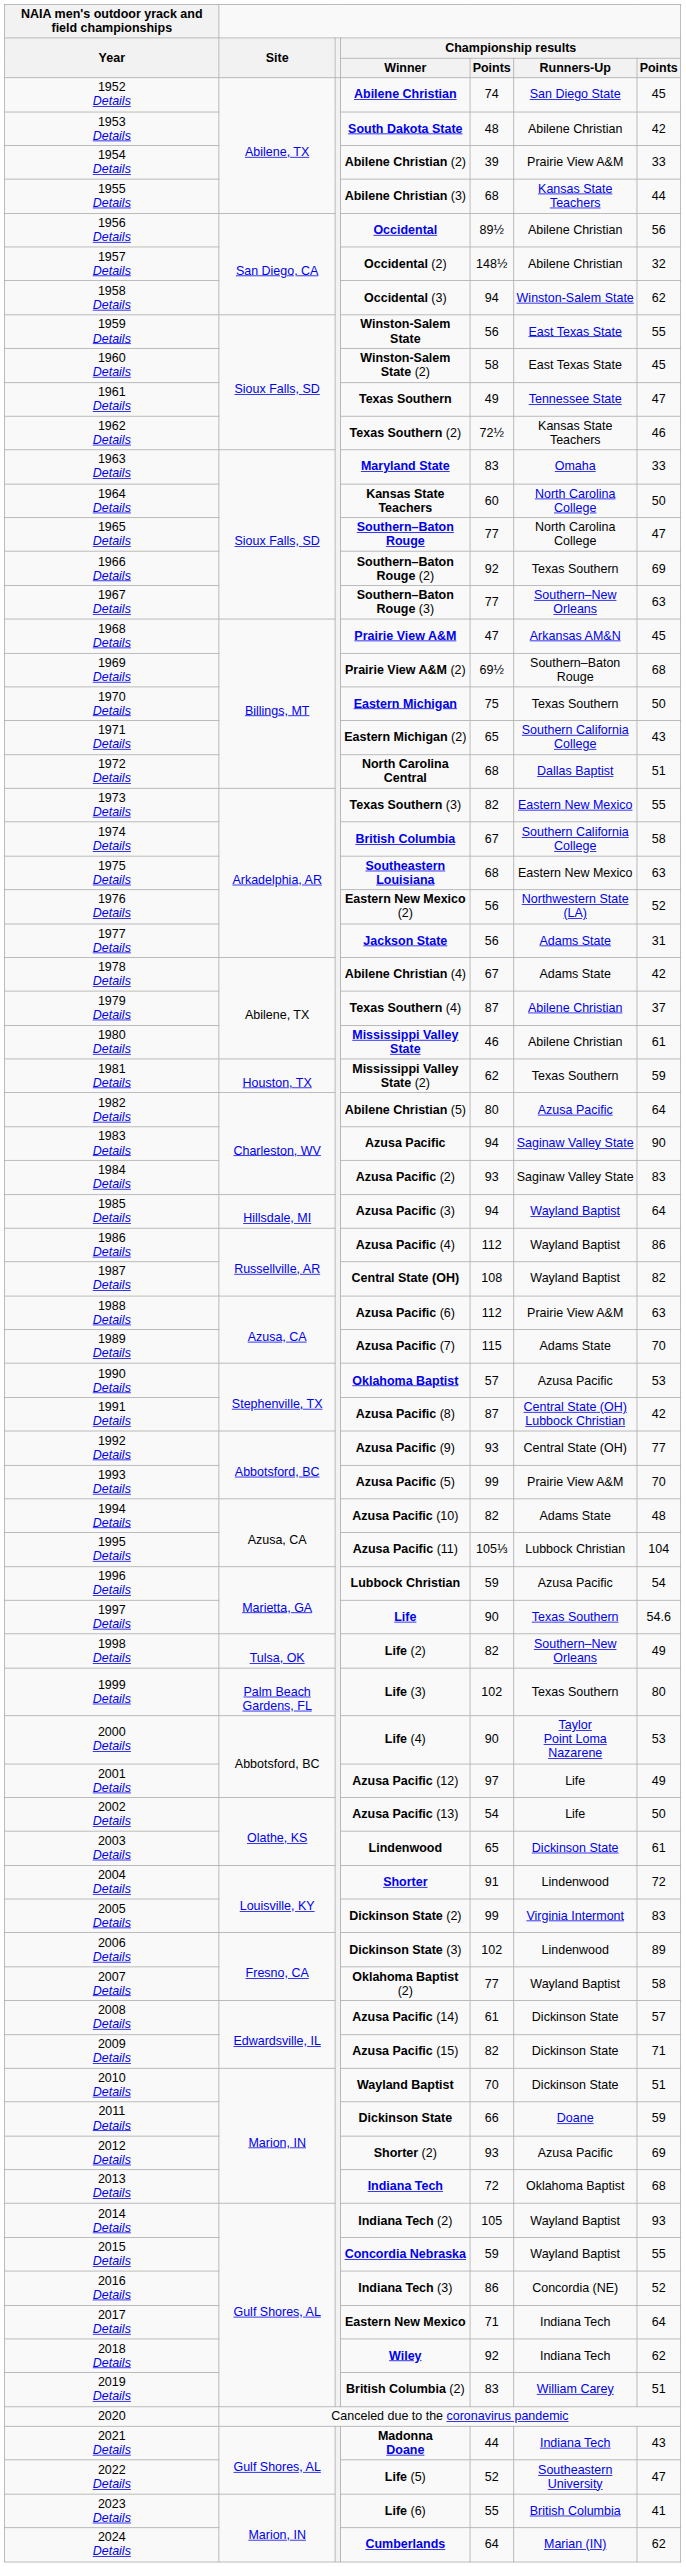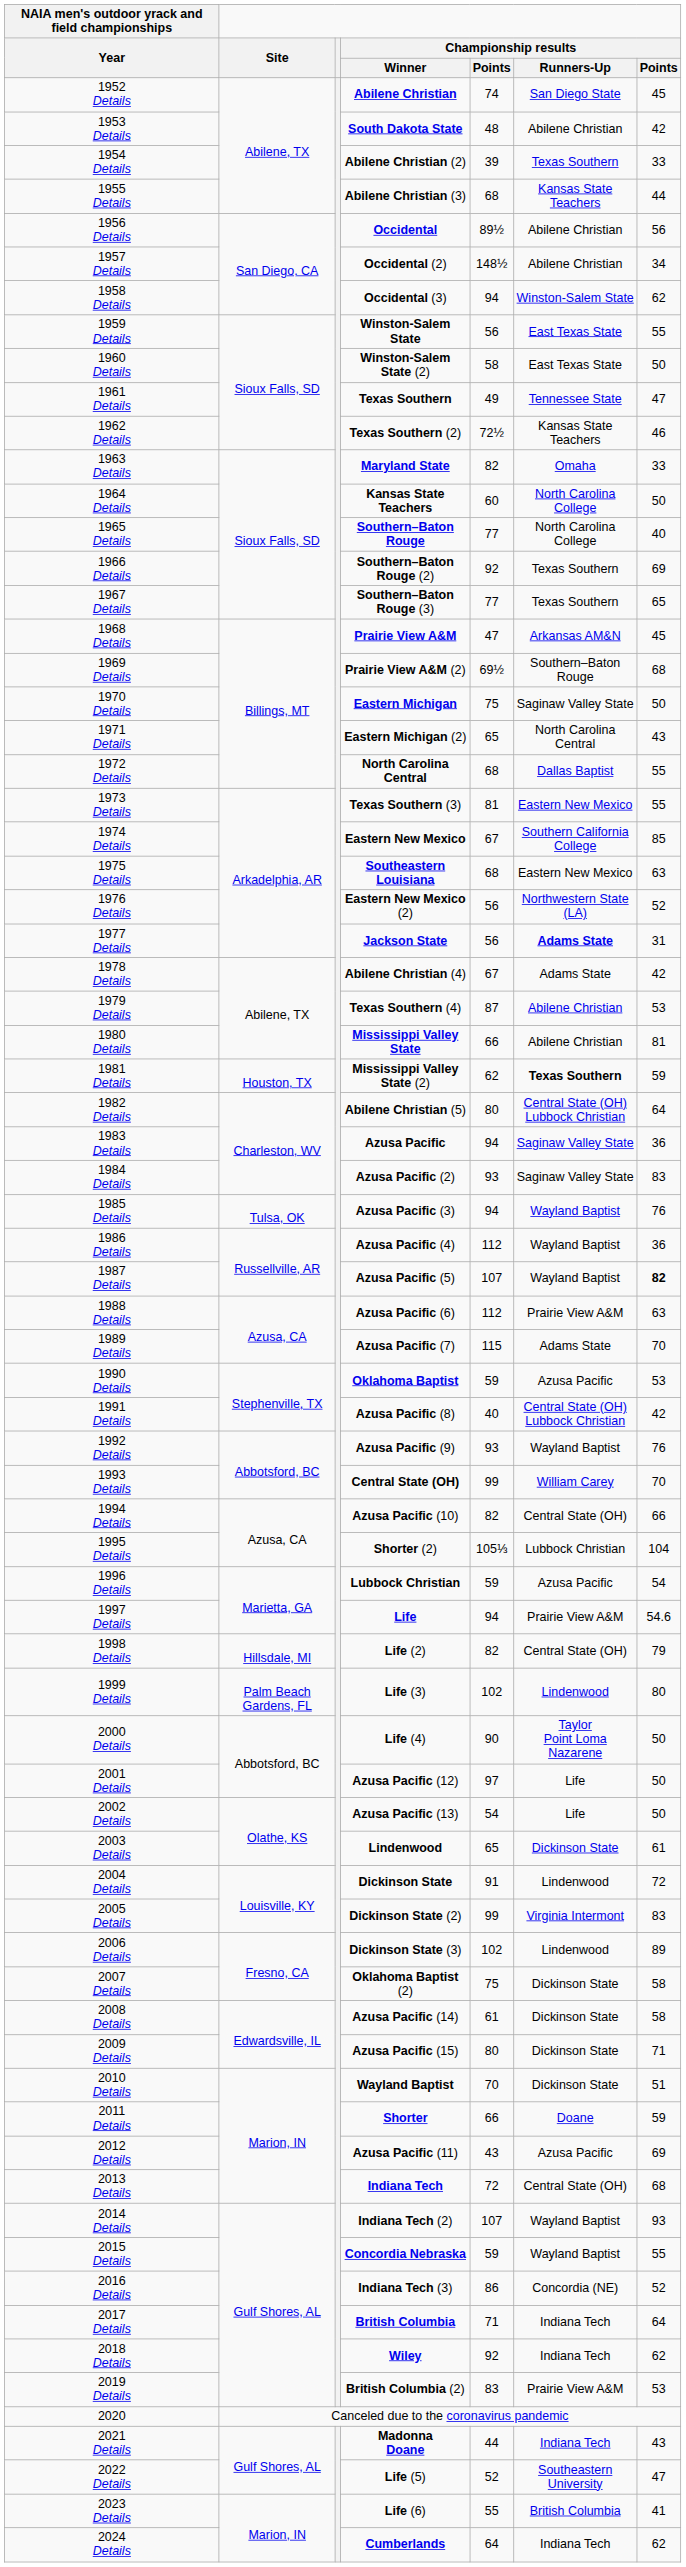(575, 162) Prairie View A&M -> (575, 162) Texas Southern
(659, 263) 32 -> (659, 263) 34
(659, 365) 45 -> (659, 365) 50
(492, 466) 83 -> (492, 466) 82
(659, 534) 47 -> (659, 534) 40
(575, 602) Southern–New Orleans -> (575, 602) Texas Southern
(659, 602) 63 -> (659, 602) 65
(575, 703) Texas Southern -> (575, 703) Saginaw Valley State
(575, 737) Southern California College -> (575, 737) North Carolina Central
(659, 771) 51 -> (659, 771) 55
(492, 805) 82 -> (492, 805) 81
(405, 839) British Columbia -> (405, 839) Eastern New Mexico
(659, 839) 58 -> (659, 839) 85
(575, 940) normal -> (575, 940) bold
(659, 1008) 37 -> (659, 1008) 53
(492, 1042) 46 -> (492, 1042) 66
(659, 1042) 61 -> (659, 1042) 81
(575, 1075) normal -> (575, 1075) bold
(575, 1109) Azusa Pacific -> (575, 1109) Central State (OH) Lubbock Christian
(659, 1143) 90 -> (659, 1143) 36
(277, 1218) Hillsdale, MI -> (277, 1218) Tulsa, OK
(659, 1211) 64 -> (659, 1211) 76
(659, 1245) 86 -> (659, 1245) 36
(405, 1278) Central State (OH) -> (405, 1278) Azusa Pacific (5)
(492, 1278) 108 -> (492, 1278) 107
(659, 1278) normal -> (659, 1278) bold
(492, 1380) 57 -> (492, 1380) 59
(492, 1414) 87 -> (492, 1414) 40
(575, 1448) Central State (OH) -> (575, 1448) Wayland Baptist
(659, 1448) 77 -> (659, 1448) 76
(405, 1481) Azusa Pacific (5) -> (405, 1481) Central State (OH)
(575, 1481) Prairie View A&M -> (575, 1481) William Carey
(575, 1515) Adams State -> (575, 1515) Central State (OH)
(659, 1515) 48 -> (659, 1515) 66
(405, 1549) Azusa Pacific (11) -> (405, 1549) Shorter (2)
(492, 1617) 90 -> (492, 1617) 94
(575, 1617) Texas Southern -> (575, 1617) Prairie View A&M
(277, 1658) Tulsa, OK -> (277, 1658) Hillsdale, MI
(575, 1651) Southern–New Orleans -> (575, 1651) Central State (OH)
(659, 1651) 49 -> (659, 1651) 79
(575, 1691) Texas Southern -> (575, 1691) Lindenwood
(659, 1739) 53 -> (659, 1739) 50
(659, 1780) 49 -> (659, 1780) 50
(405, 1882) Shorter -> (405, 1882) Dickinson State
(492, 1983) 77 -> (492, 1983) 75
(575, 1983) Wayland Baptist -> (575, 1983) Dickinson State
(659, 2017) 57 -> (659, 2017) 58
(492, 2051) 82 -> (492, 2051) 80
(405, 2119) Dickinson State -> (405, 2119) Shorter
(405, 2152) Shorter (2) -> (405, 2152) Azusa Pacific (11)
(492, 2152) 93 -> (492, 2152) 43
(575, 2186) Oklahoma Baptist -> (575, 2186) Central State (OH)
(492, 2220) 105 -> (492, 2220) 107
(405, 2322) Eastern New Mexico -> (405, 2322) British Columbia
(575, 2389) William Carey -> (575, 2389) Prairie View A&M
(659, 2389) 51 -> (659, 2389) 53
(575, 2544) Marian (IN) -> (575, 2544) Indiana Tech
